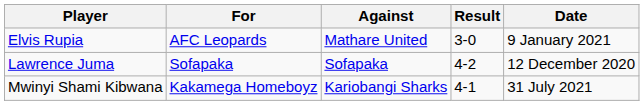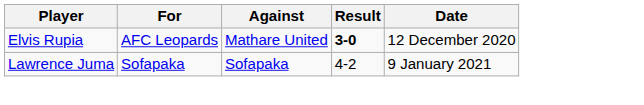(465, 40) normal -> (346, 40) bold
(559, 40) 9 January 2021 -> (452, 40) 12 December 2020
(571, 64) 12 December 2020 -> (439, 64) 9 January 2021
- row: (85, 87)
